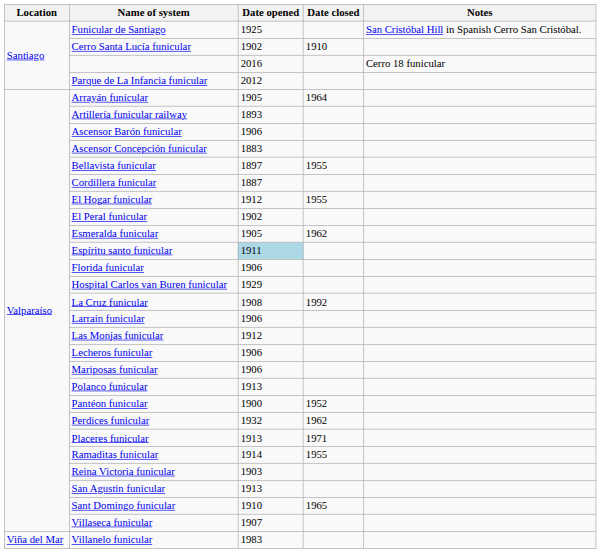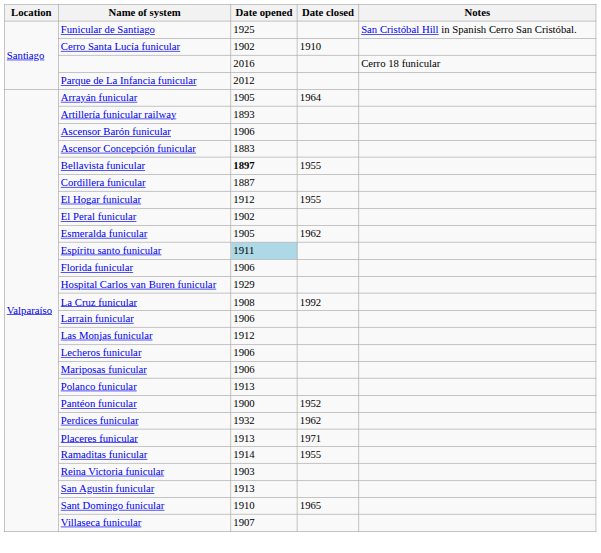(251, 166) normal -> (244, 166) bold
- row: (112, 540)
